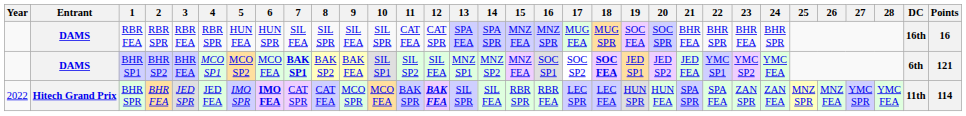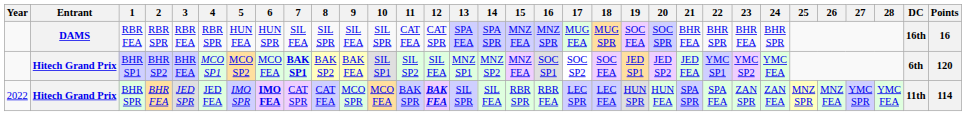(75, 65) DAMS -> (75, 65) Hitech Grand Prix
(607, 65) bold -> (607, 65) normal
(945, 65) 121 -> (945, 65) 120
